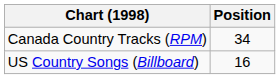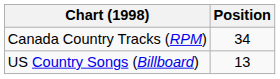(242, 62) 16 -> (242, 62) 13
